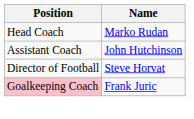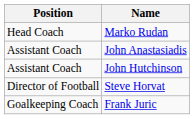+ row: (146, 50)
(53, 86) pink background -> (53, 104) no background
